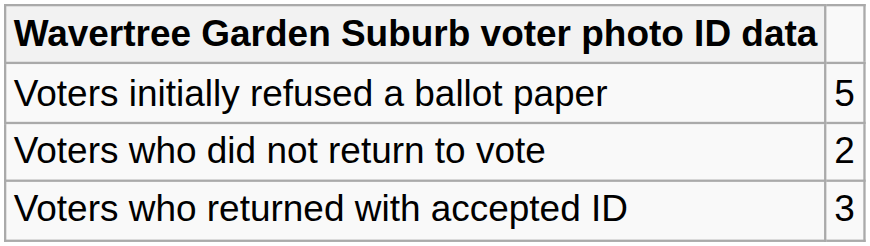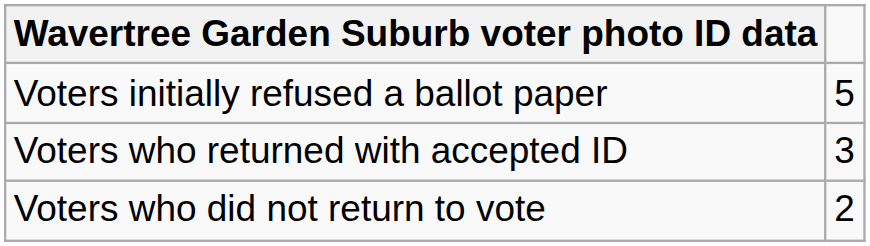rows swapped: (321, 209) <-> (280, 151)
